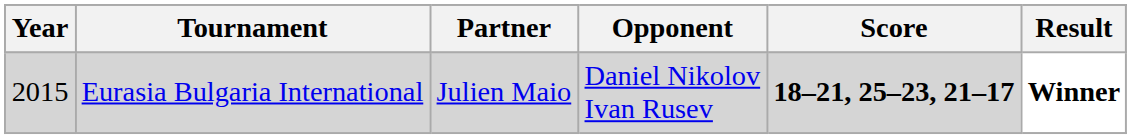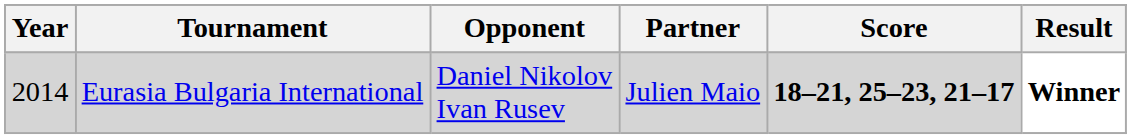columns swapped: (504, 28) <-> (672, 28)
(40, 91) 2015 -> (40, 91) 2014
